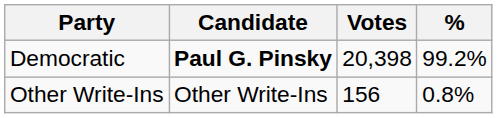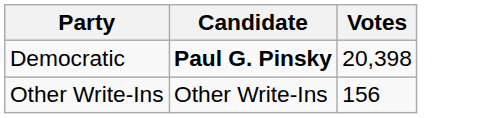- column: (455, 22)
